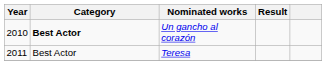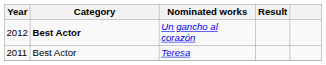(17, 32) 2010 -> (17, 32) 2012
